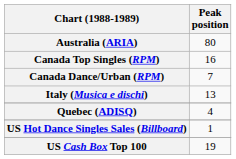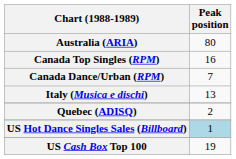(210, 111) 4 -> (210, 111) 2
(210, 128) no background -> (210, 128) lightblue background
